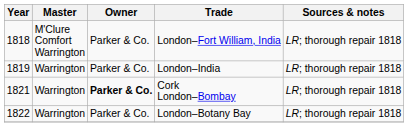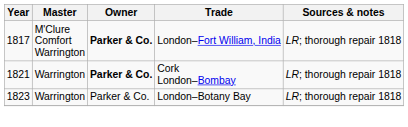(18, 40) 1818 -> (18, 40) 1817
(120, 40) normal -> (121, 40) bold
- row: (189, 69)
(18, 113) 1822 -> (18, 97) 1823
